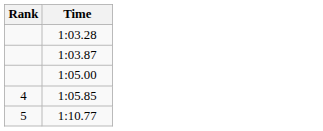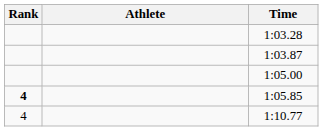+ column: (145, 14)
(23, 95) normal -> (23, 95) bold
(23, 116) 5 -> (23, 116) 4
